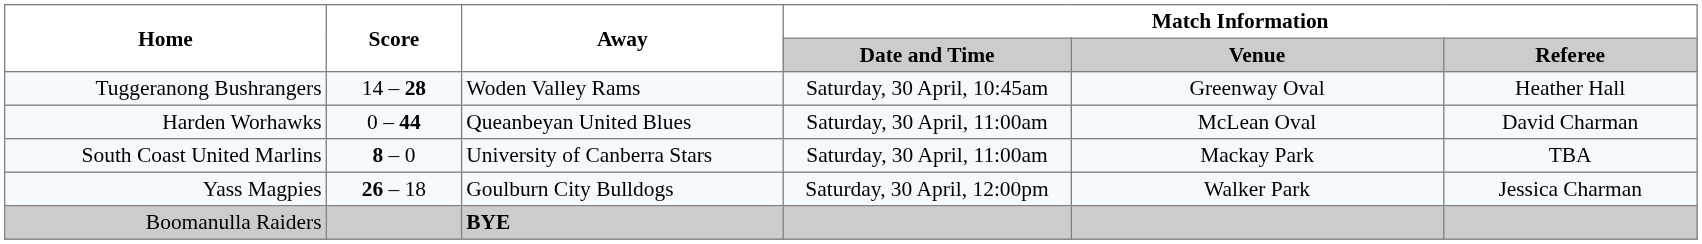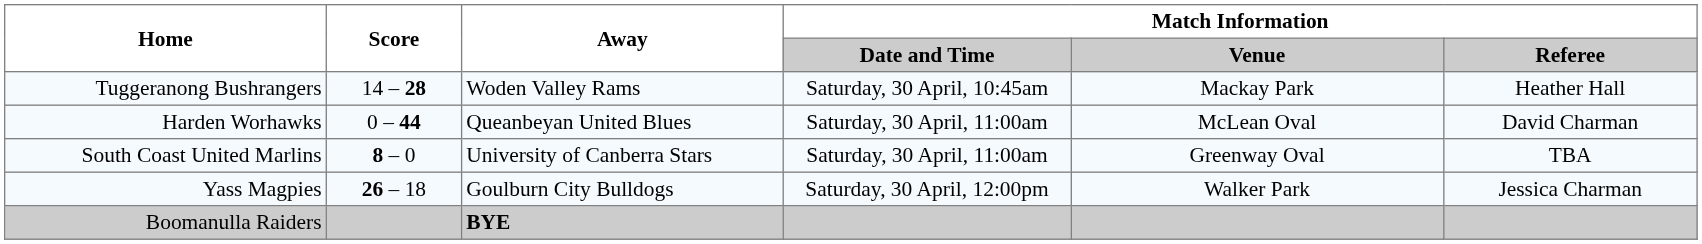(1257, 88) Greenway Oval -> (1257, 88) Mackay Park
(1257, 155) Mackay Park -> (1257, 155) Greenway Oval
